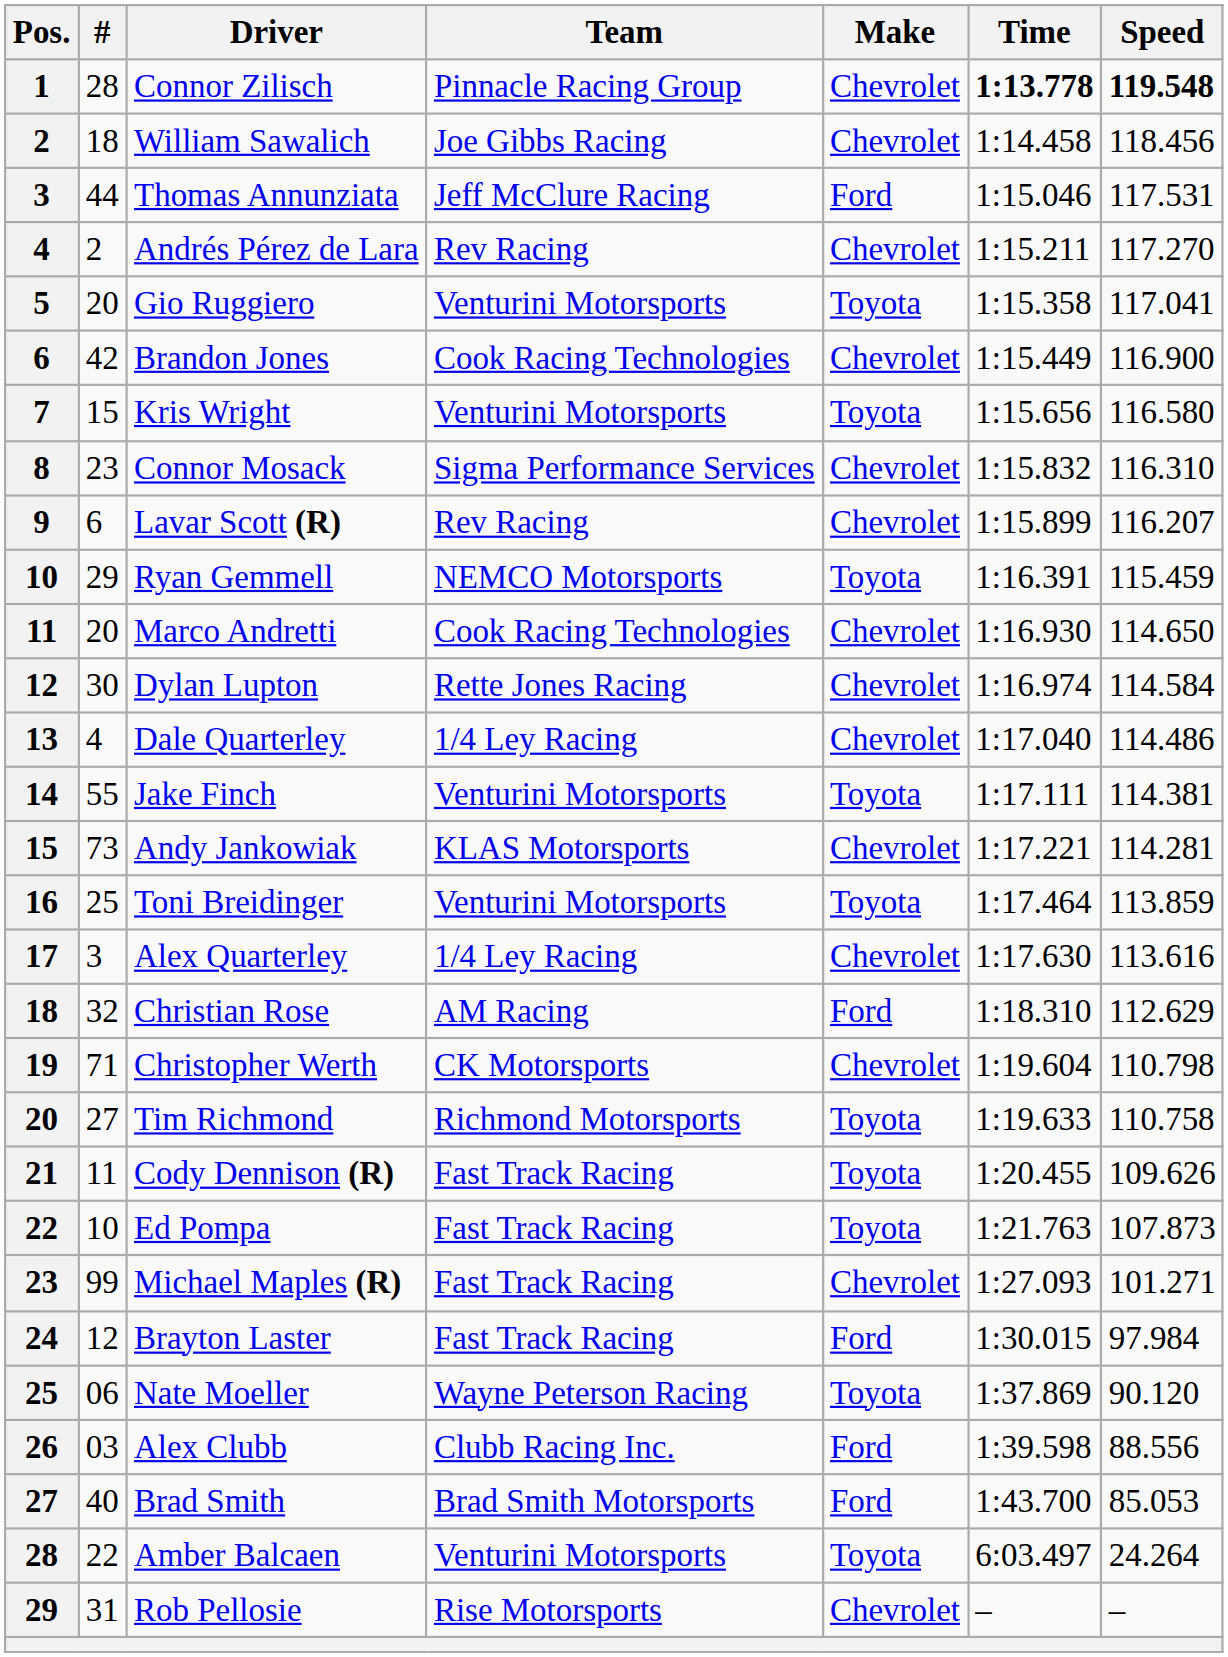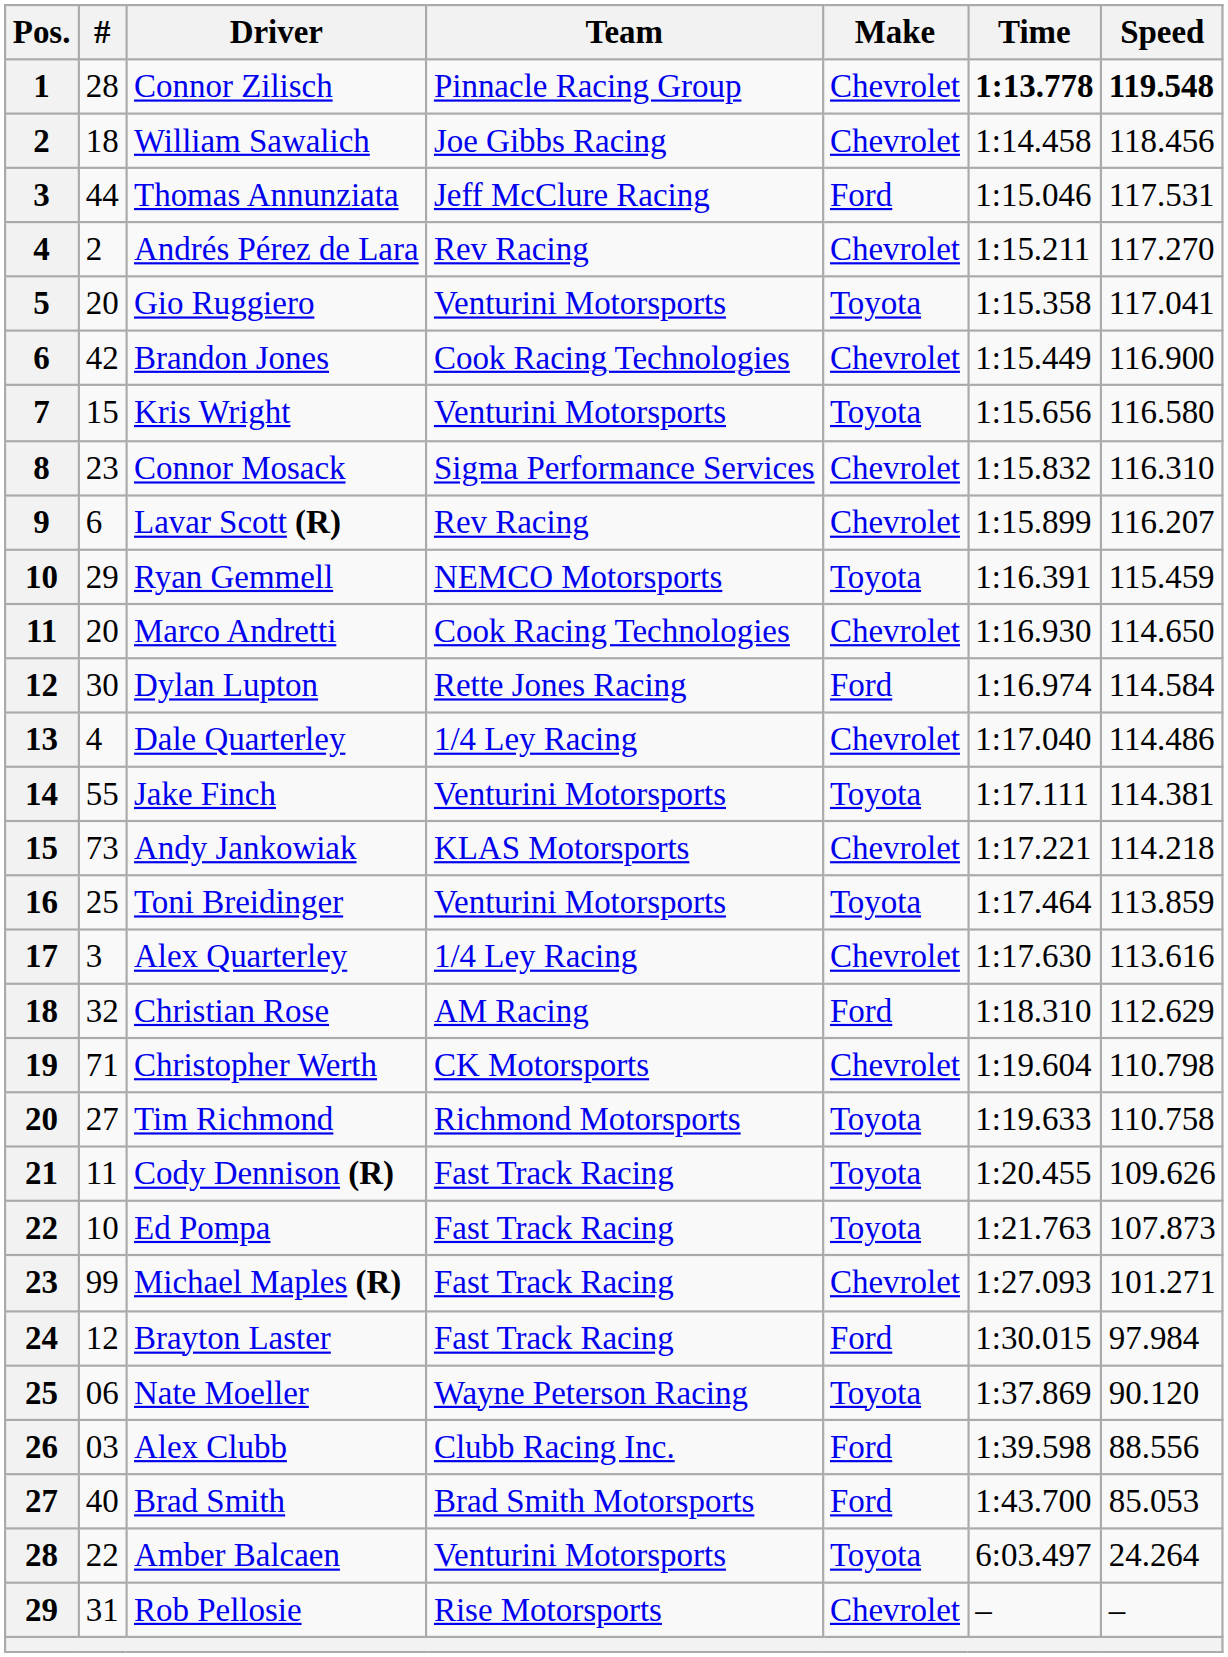(895, 684) Chevrolet -> (861, 684) Ford
(1162, 847) 114.281 -> (1162, 847) 114.218
